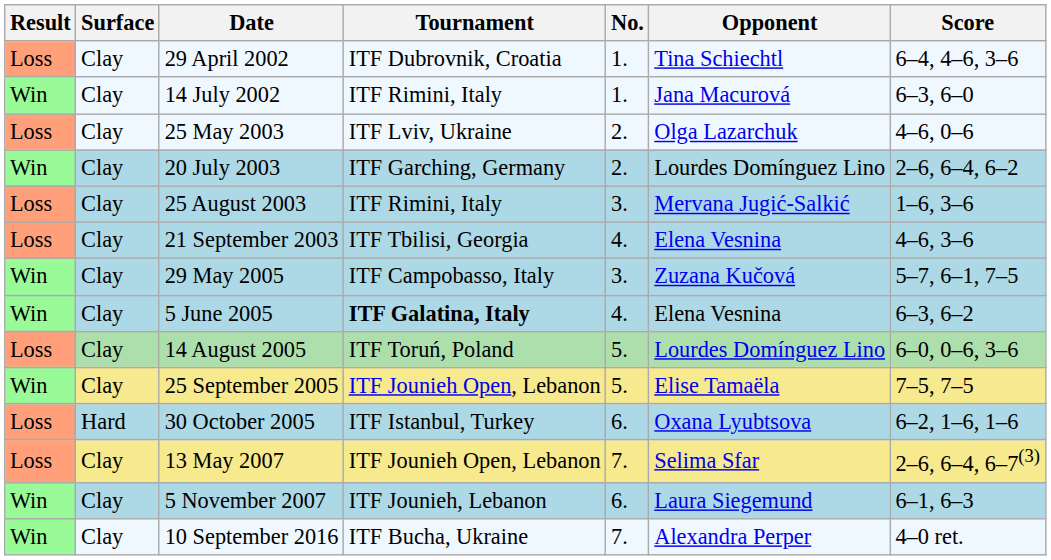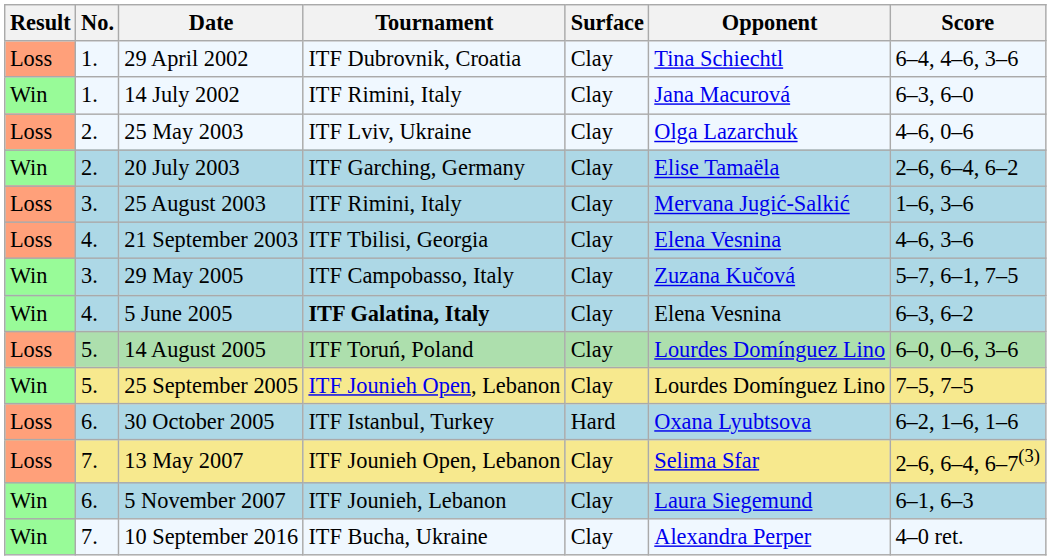columns swapped: (627, 22) <-> (118, 22)
(770, 167) Lourdes Domínguez Lino -> (717, 167) Elise Tamaëla
(717, 384) Elise Tamaëla -> (770, 384) Lourdes Domínguez Lino
